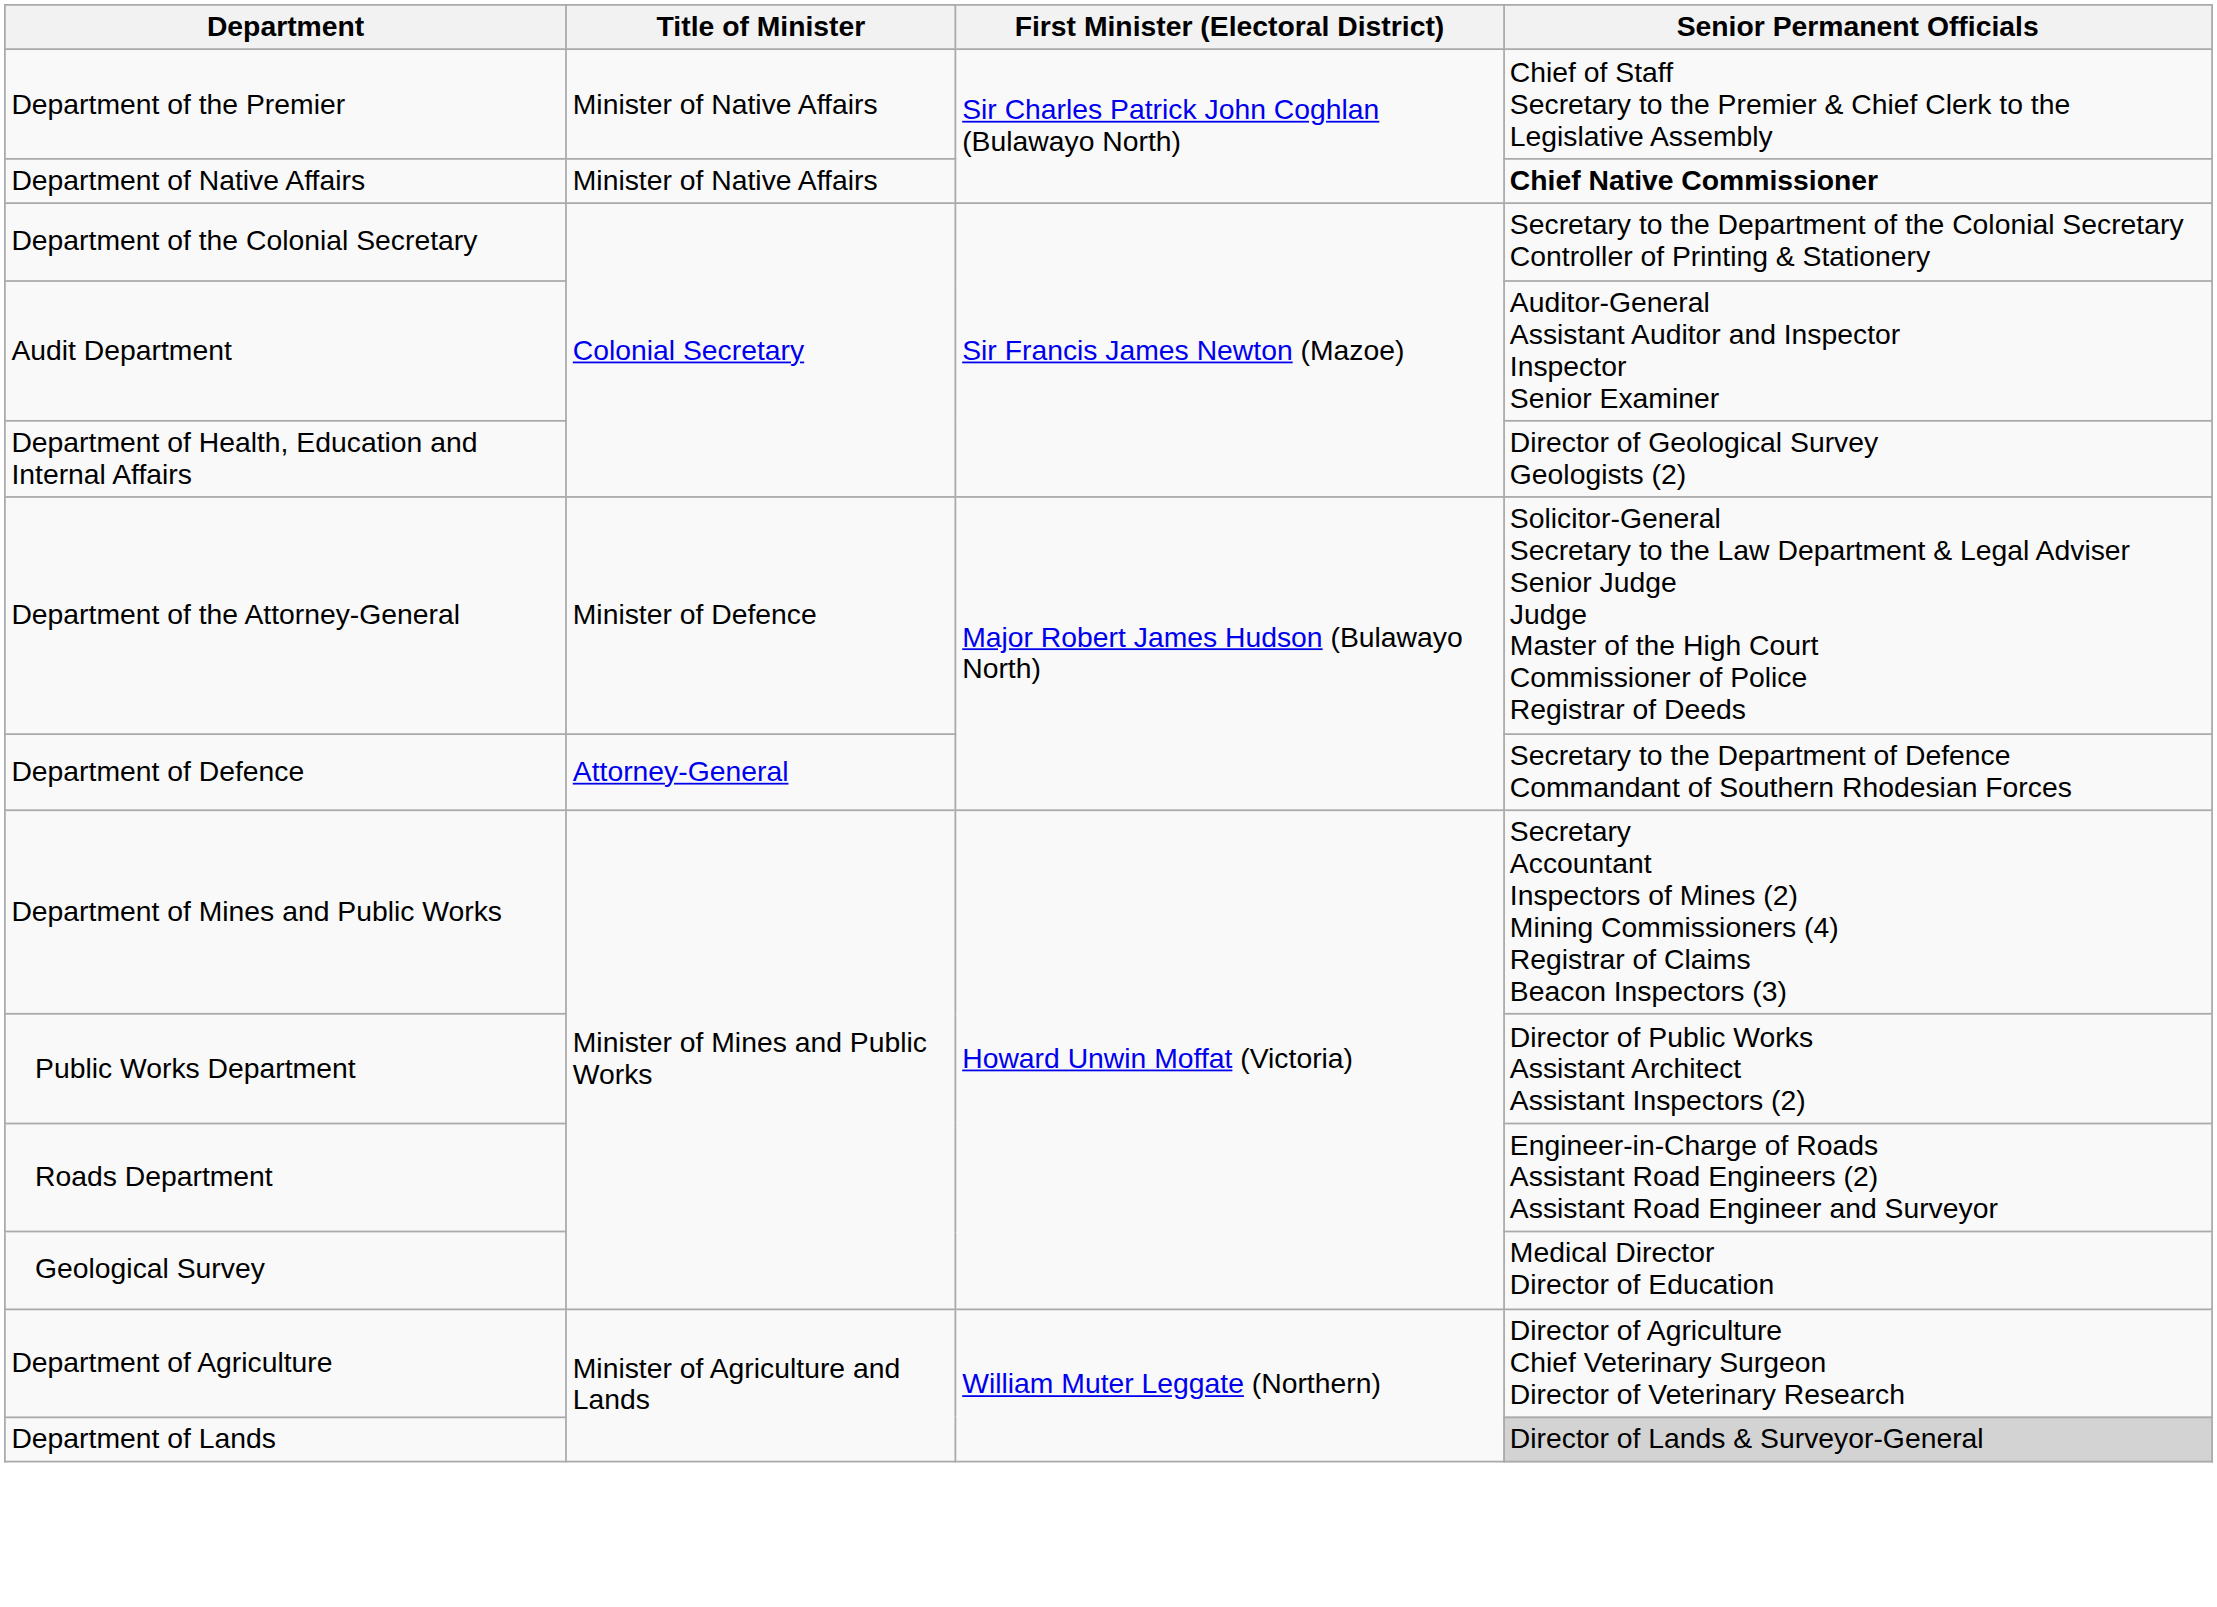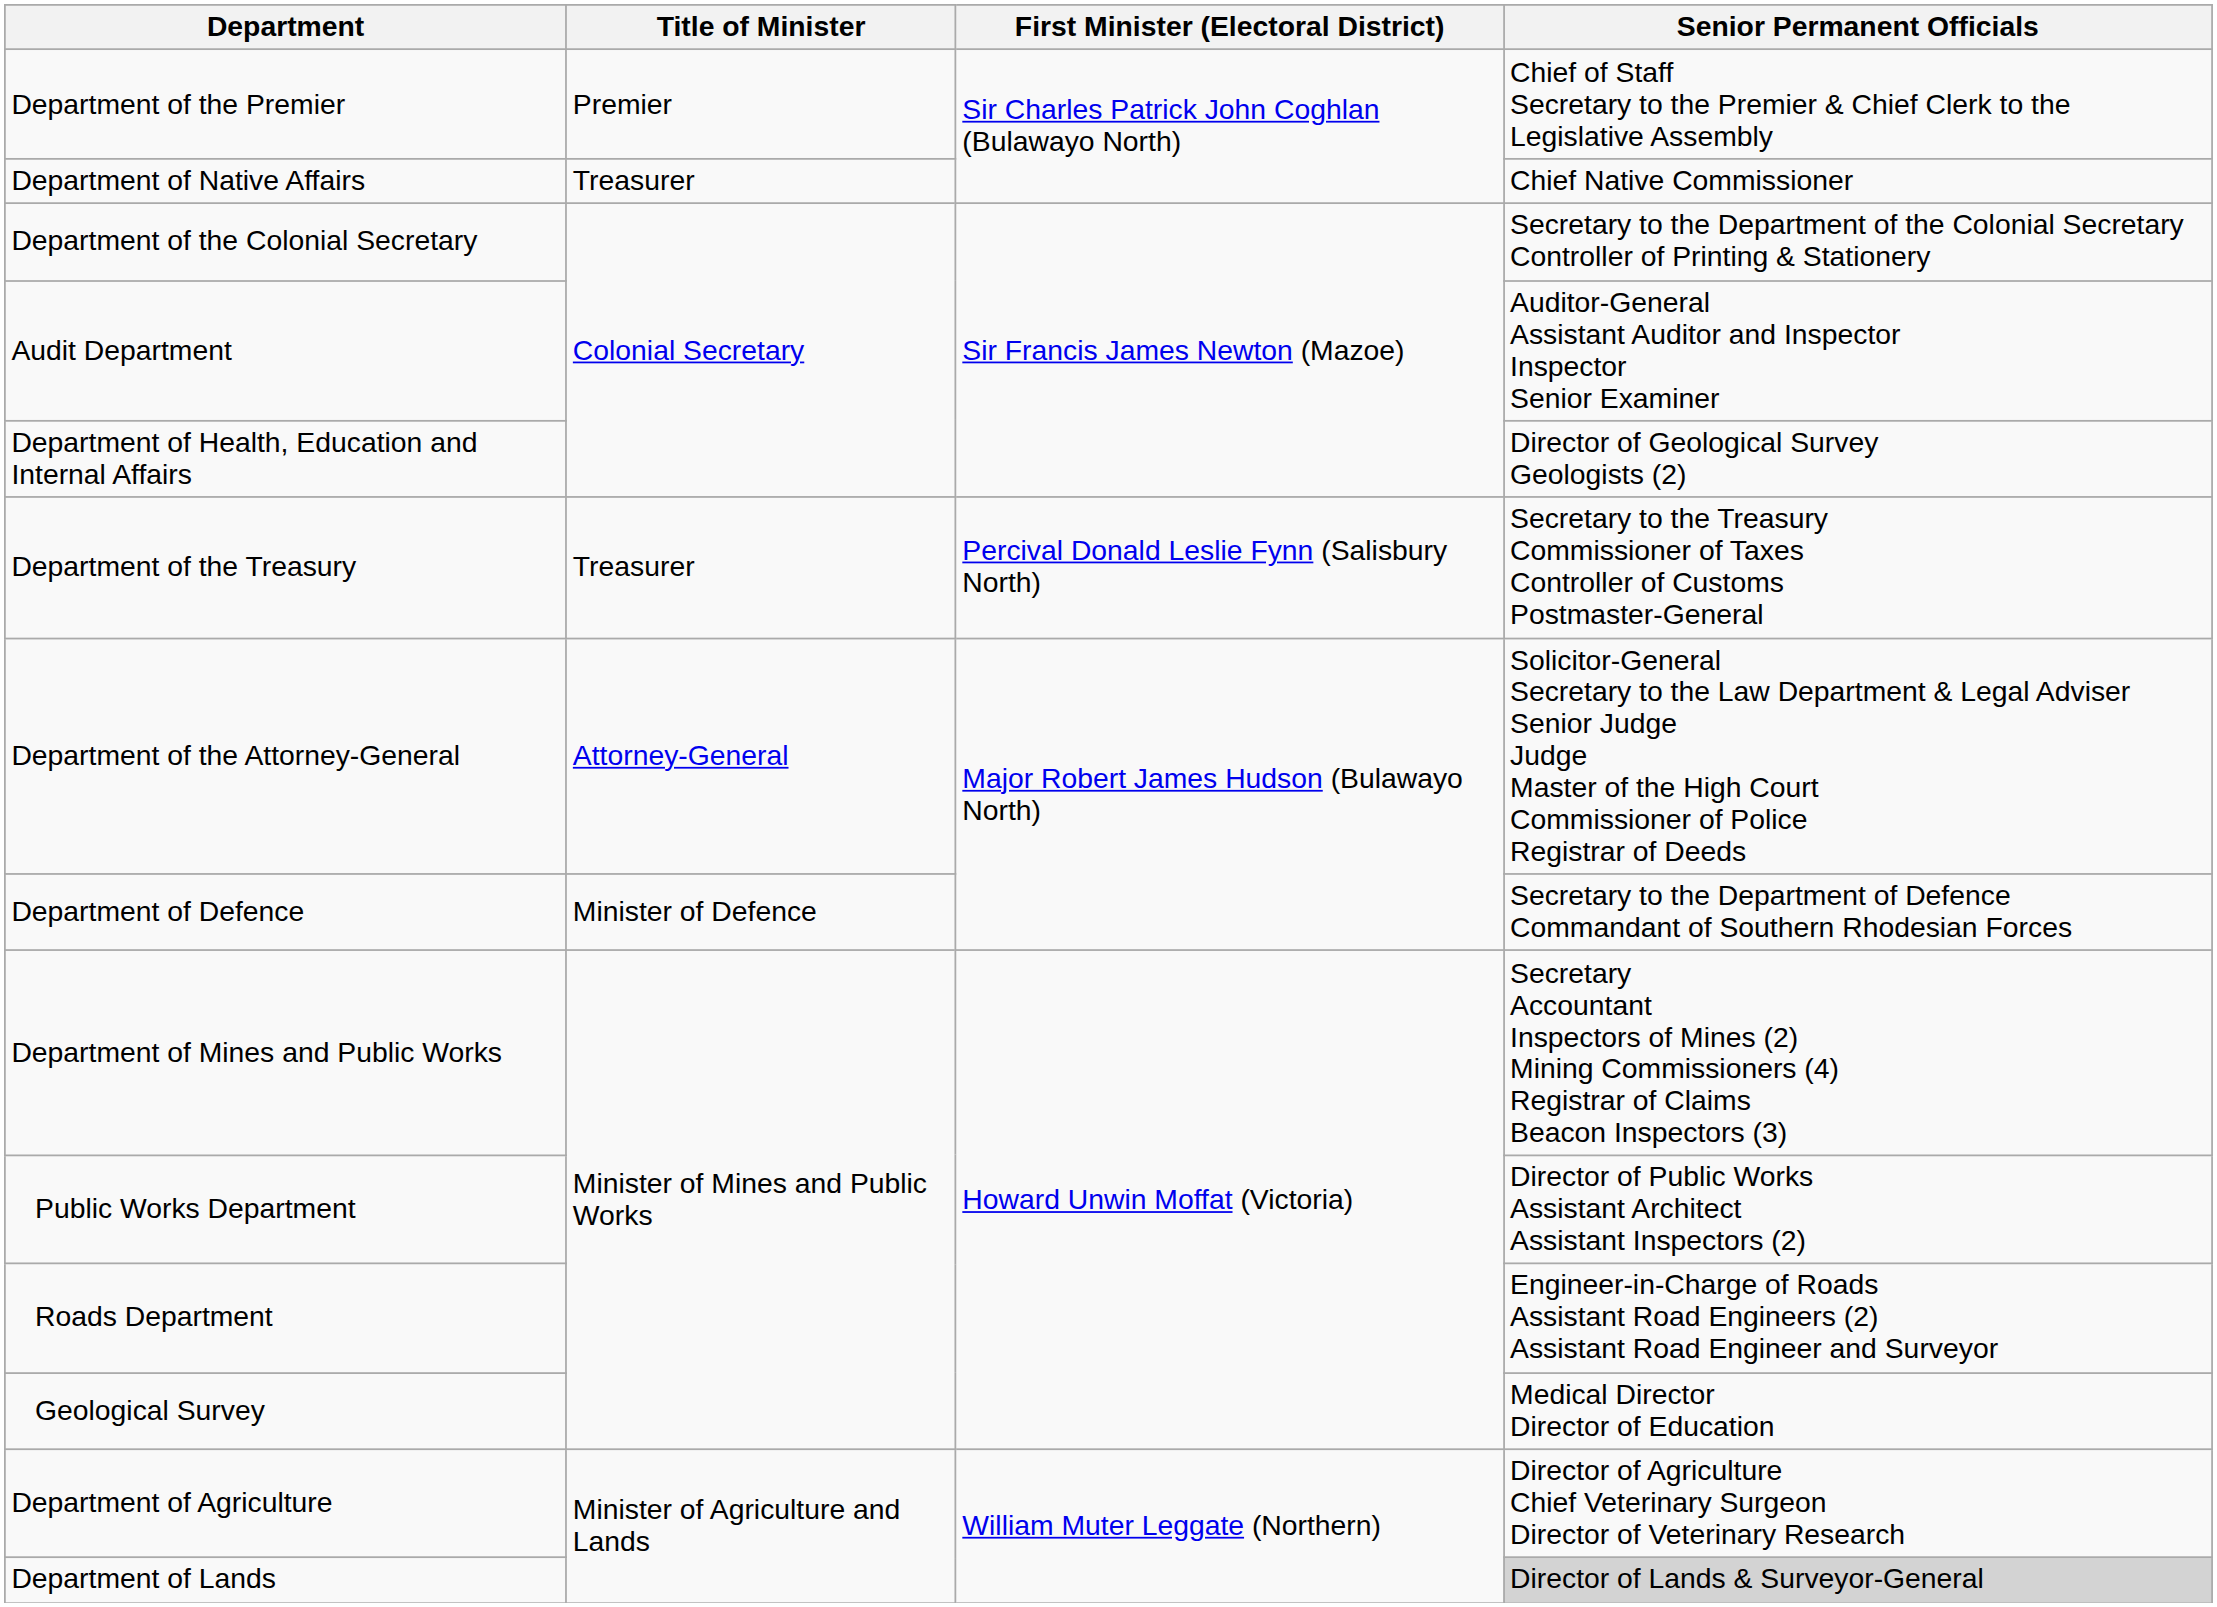(725, 103) Minister of Native Affairs -> (622, 103) Premier
(725, 180) Minister of Native Affairs -> (634, 180) Treasurer
(1694, 180) bold -> (1682, 180) normal
+ row: (184, 567)
(695, 615) Minister of Defence -> (681, 755) Attorney-General
(681, 771) Attorney-General -> (695, 911) Minister of Defence
